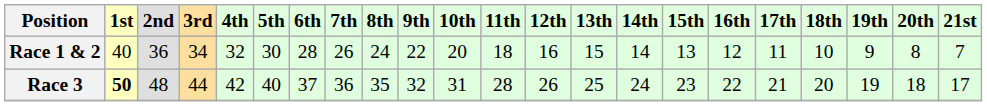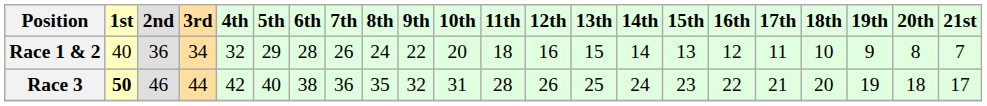(271, 52) 30 -> (271, 52) 29
(158, 84) 48 -> (158, 84) 46
(308, 84) 37 -> (308, 84) 38
